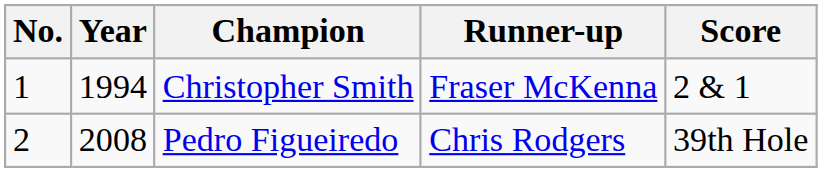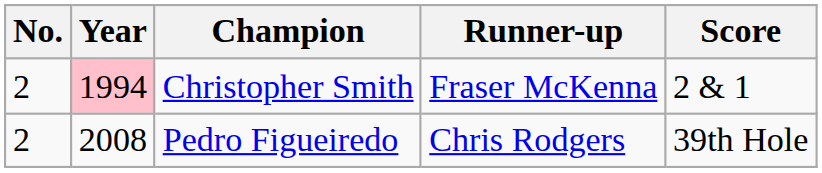(21, 85) 1 -> (21, 85) 2
(113, 85) no background -> (113, 85) pink background
